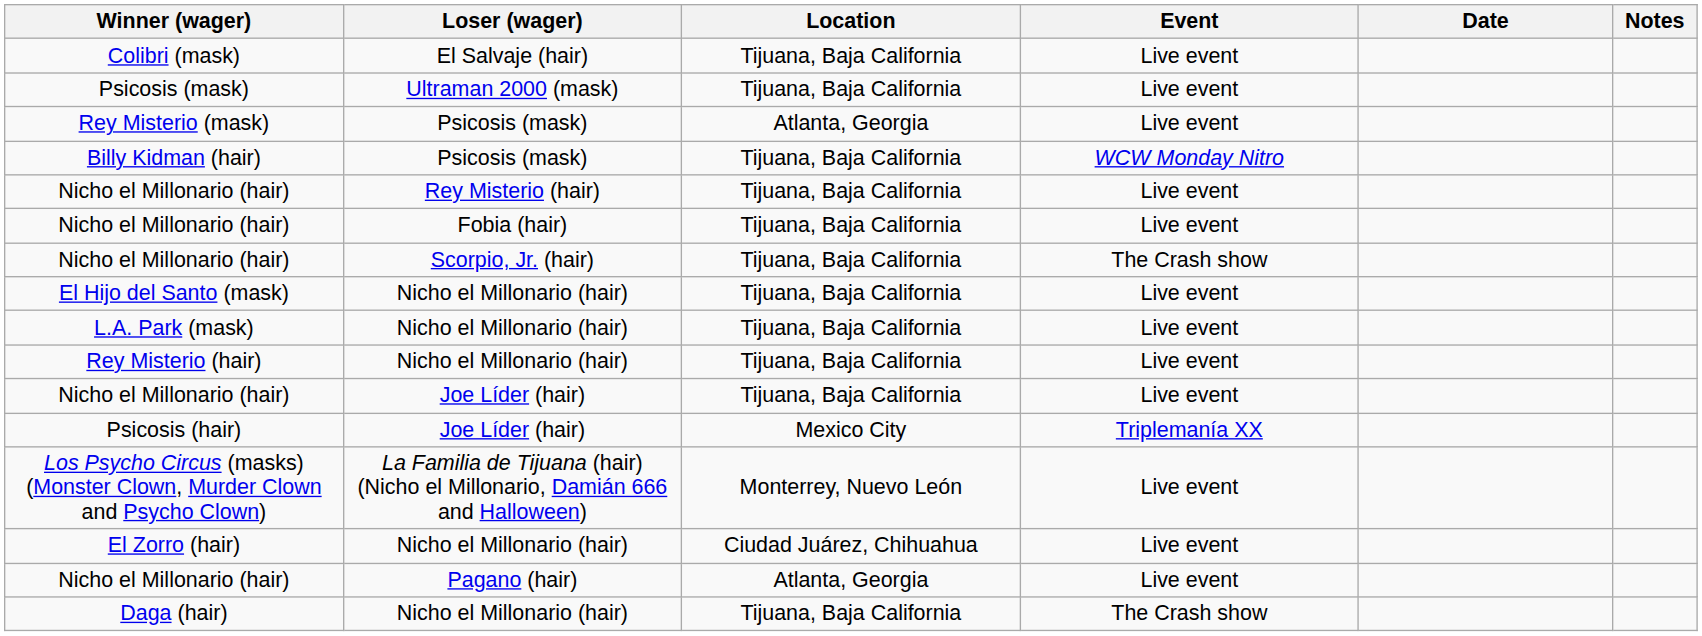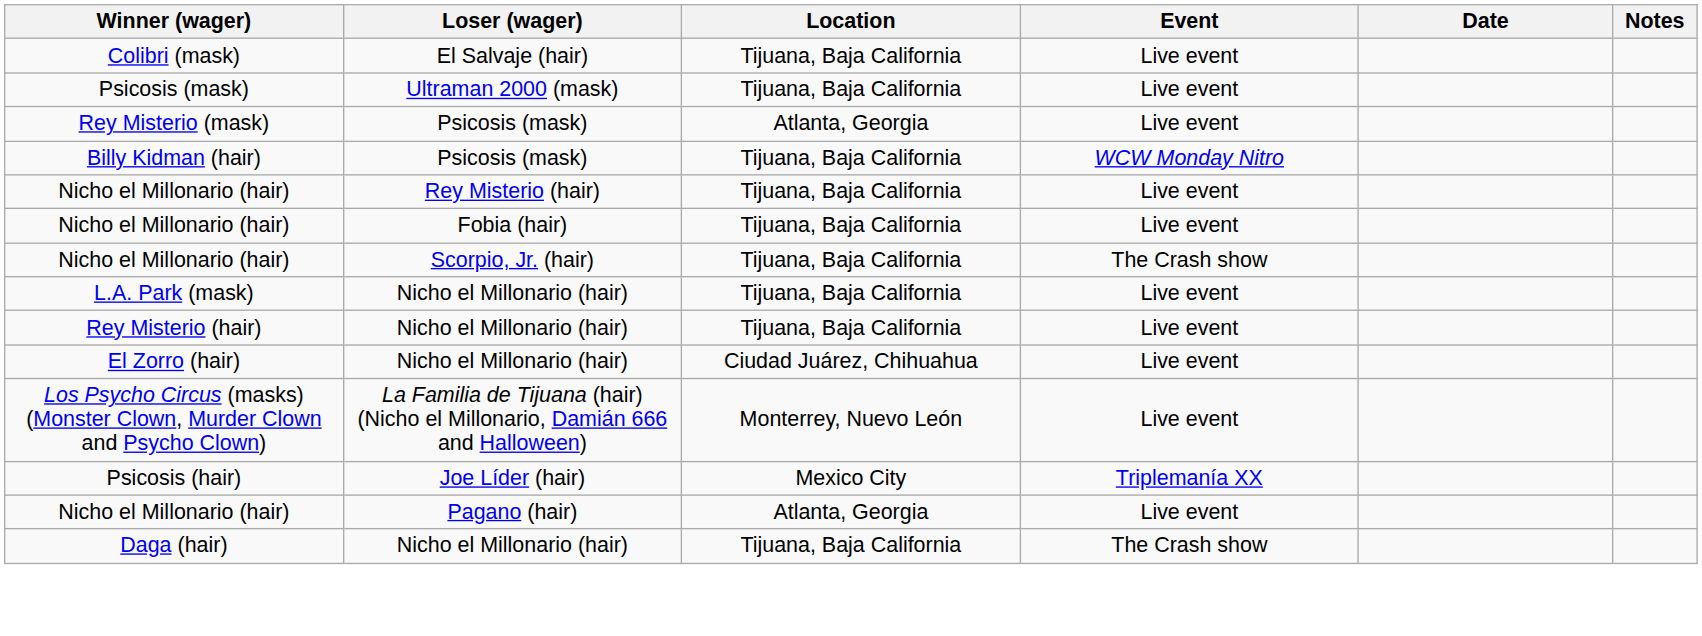- row: (174, 293)
- row: (174, 395)
rows swapped: (174, 545) <-> (174, 429)
